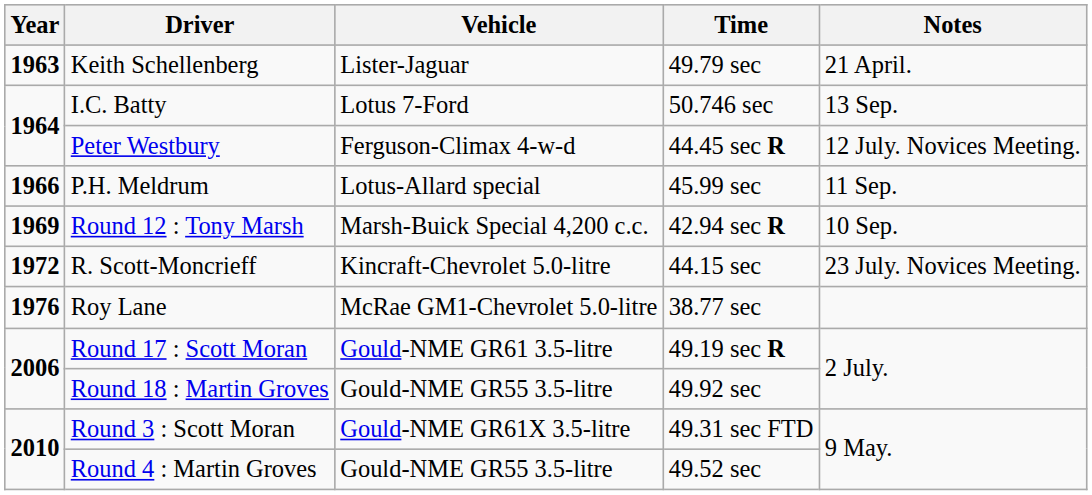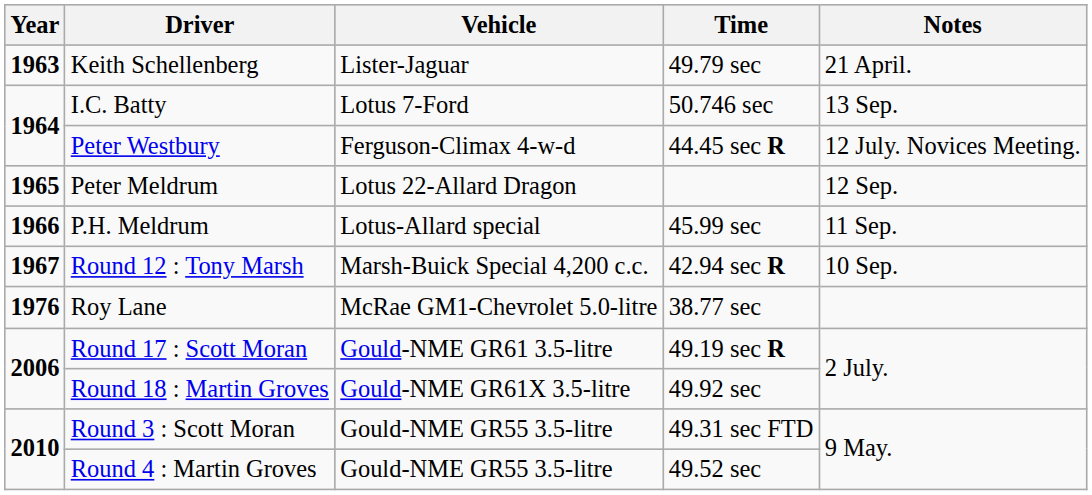+ row: (144, 186)
(35, 226) 1969 -> (35, 266) 1967
- row: (164, 266)
(476, 388) Gould-NME GR55 3.5-litre -> (485, 388) Gould-NME GR61X 3.5-litre
(485, 428) Gould-NME GR61X 3.5-litre -> (476, 428) Gould-NME GR55 3.5-litre
